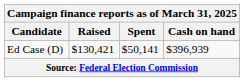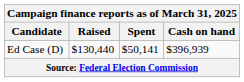(93, 49) $130,421 -> (93, 49) $130,440
